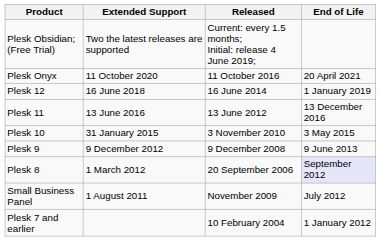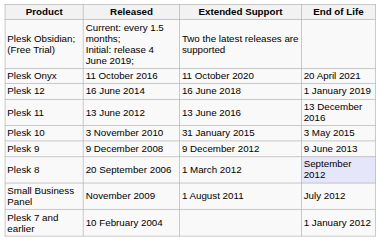columns swapped: (253, 12) <-> (144, 12)
